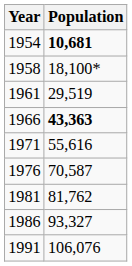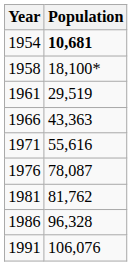(70, 119) bold -> (70, 119) normal
(70, 171) 70,587 -> (70, 171) 78,087
(70, 222) 93,327 -> (70, 222) 96,328
